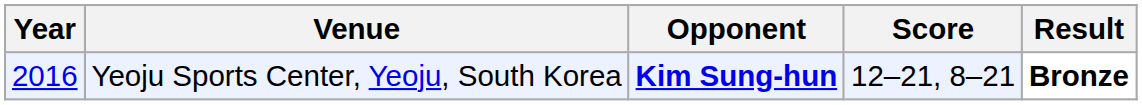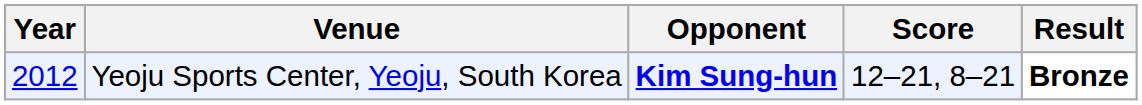(45, 75) 2016 -> (45, 75) 2012
